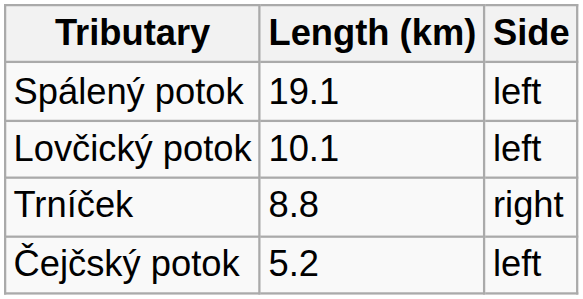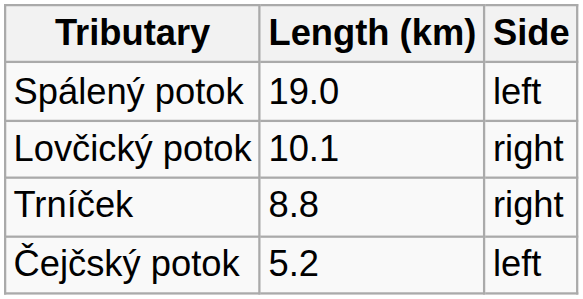(304, 90) 19.1 -> (304, 90) 19.0
(517, 148) left -> (528, 148) right
